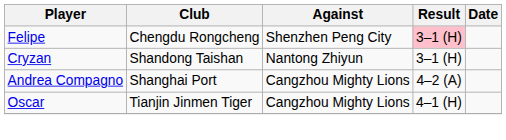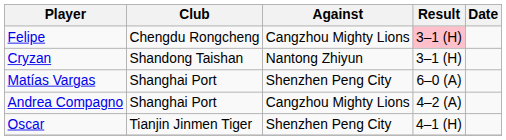(329, 37) Shenzhen Peng City -> (338, 37) Cangzhou Mighty Lions
+ row: (51, 80)
(338, 102) Cangzhou Mighty Lions -> (329, 124) Shenzhen Peng City
